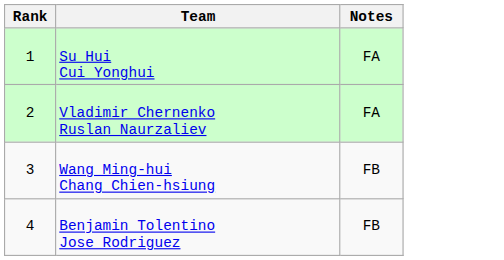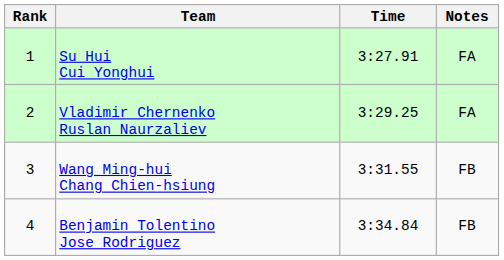+ column: (388, 16)
